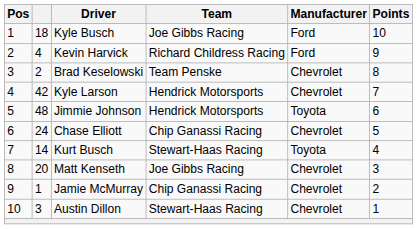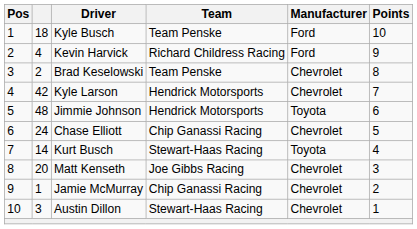(196, 33) Joe Gibbs Racing -> (185, 33) Team Penske
